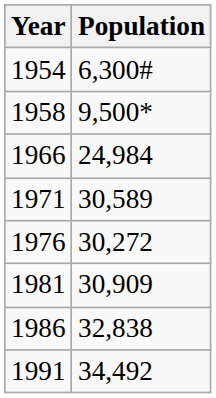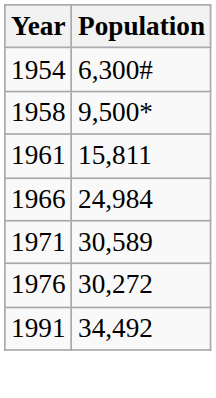+ row: (38, 155)
- row: (38, 284)
- row: (38, 328)
